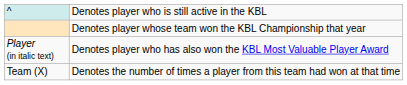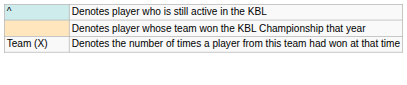- row: (30, 50)
